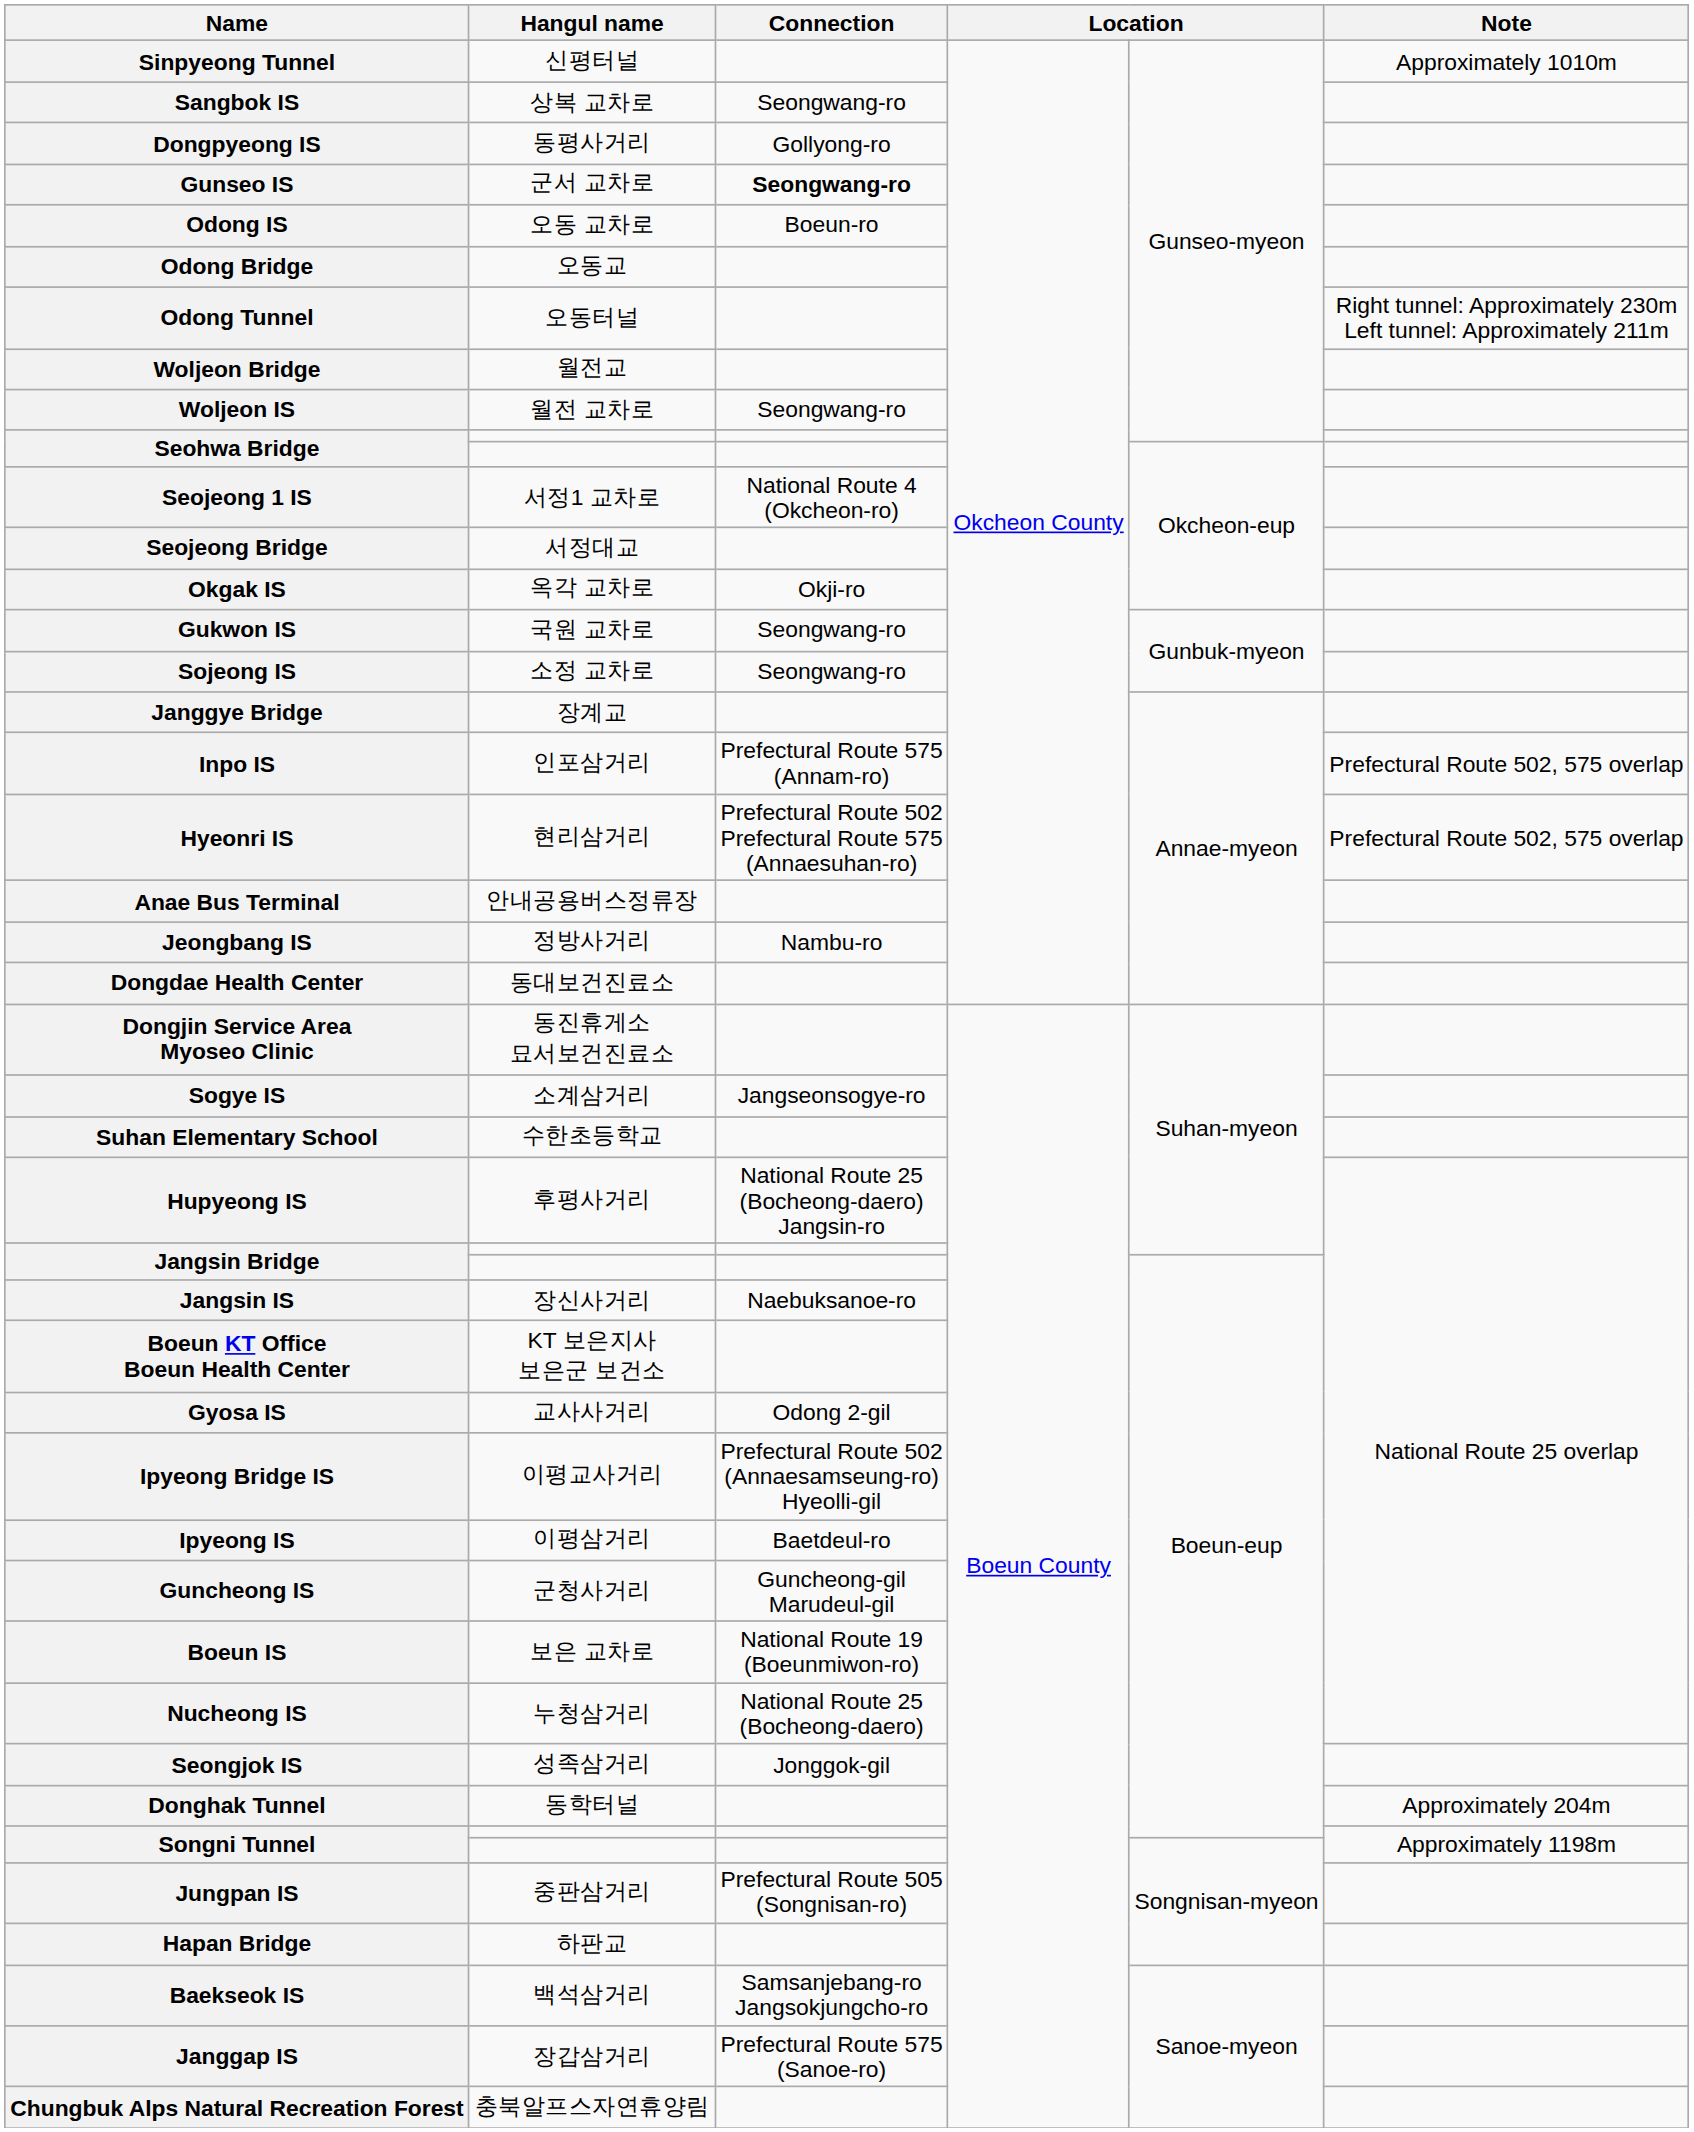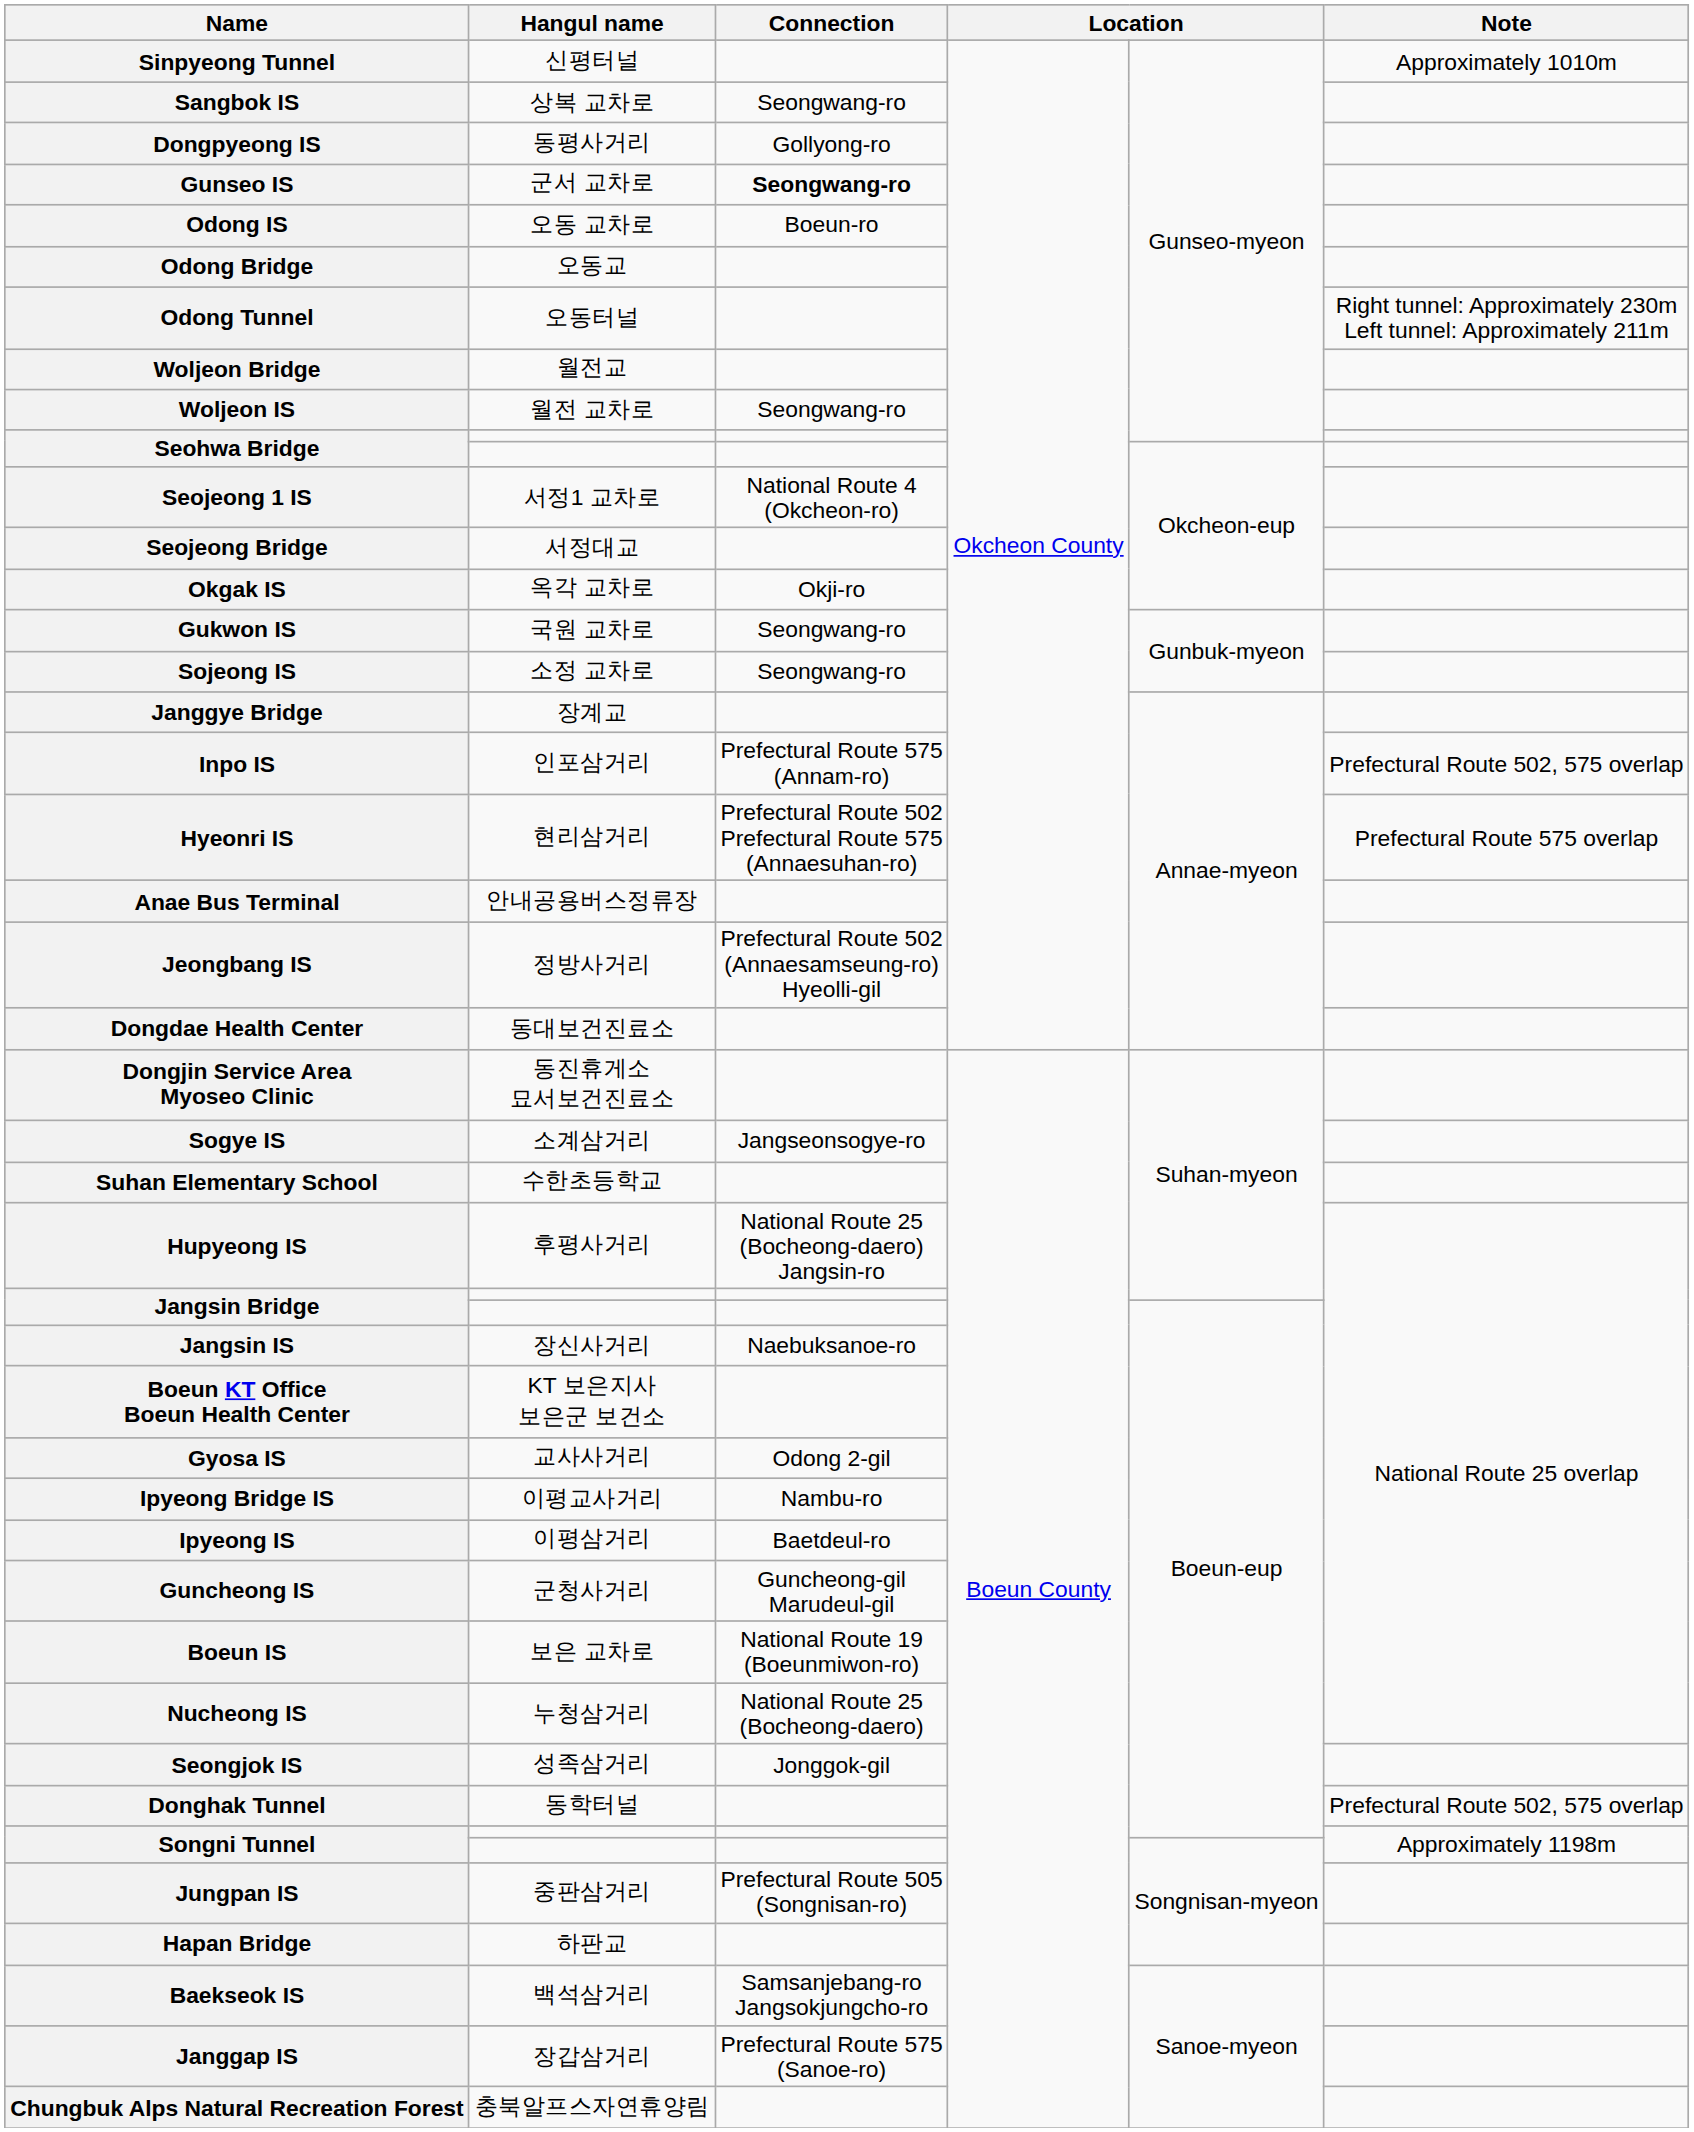(1506, 837) Prefectural Route 502, 575 overlap -> (1506, 837) Prefectural Route 575 overlap
(832, 942) Nambu-ro -> (832, 965) Prefectural Route 502 (Annaesamseung-ro) Hyeolli-gil
(832, 1476) Prefectural Route 502 (Annaesamseung-ro) Hyeolli-gil -> (832, 1499) Nambu-ro
(1506, 1805) Approximately 204m -> (1506, 1805) Prefectural Route 502, 575 overlap
